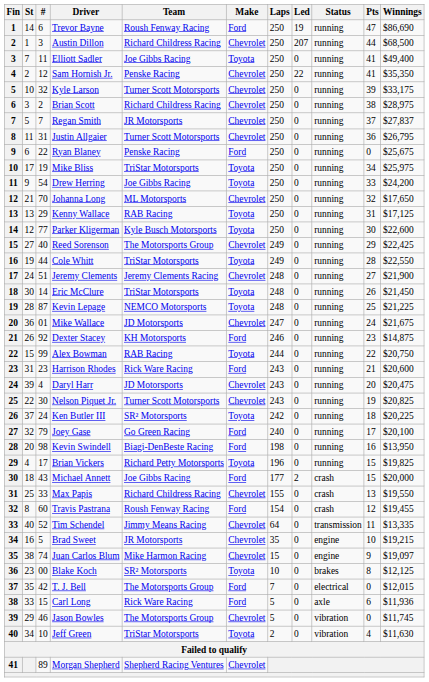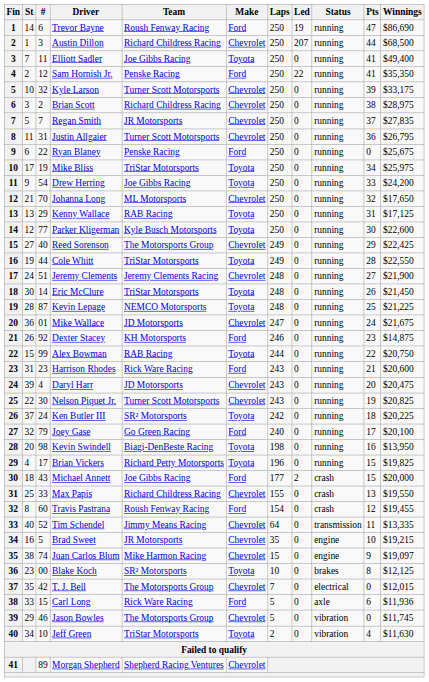(247, 74) Chevrolet -> (237, 74) Ford
(398, 121) $27,837 -> (398, 121) $27,835
(237, 447) Ford -> (241, 447) Toyota
(237, 587) Ford -> (247, 587) Chevrolet
